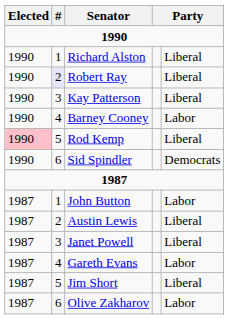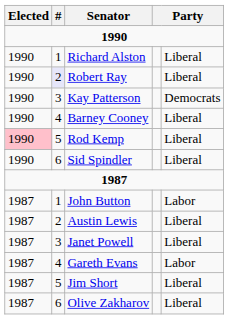(183, 97) Liberal -> (192, 97) Democrats
(180, 118) Labor -> (183, 118) Liberal
(192, 159) Democrats -> (183, 159) Liberal
(180, 303) Labor -> (183, 303) Liberal
